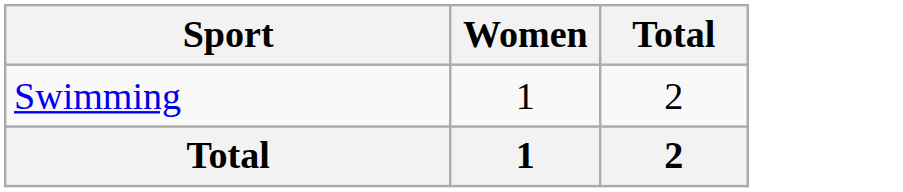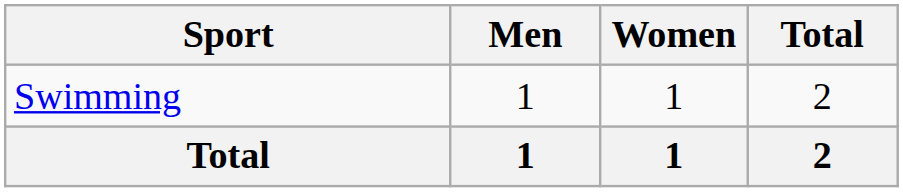+ column: (525, 34)
